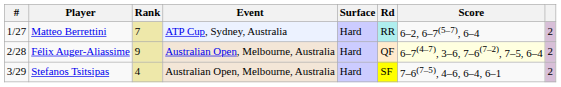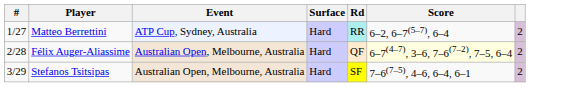- column: (148, 13)
